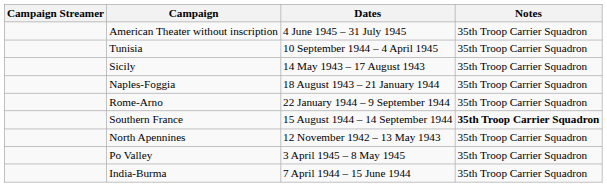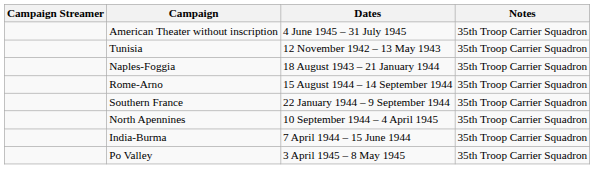(361, 48) 10 September 1944 – 4 April 1945 -> (362, 48) 12 November 1942 – 13 May 1943
- row: (122, 66)
(366, 102) 22 January 1944 – 9 September 1944 -> (368, 84) 15 August 1944 – 14 September 1944
(368, 119) 15 August 1944 – 14 September 1944 -> (366, 102) 22 January 1944 – 9 September 1944
(528, 119) bold -> (522, 102) normal
(362, 137) 12 November 1942 – 13 May 1943 -> (361, 119) 10 September 1944 – 4 April 1945
rows swapped: (131, 155) <-> (138, 173)
